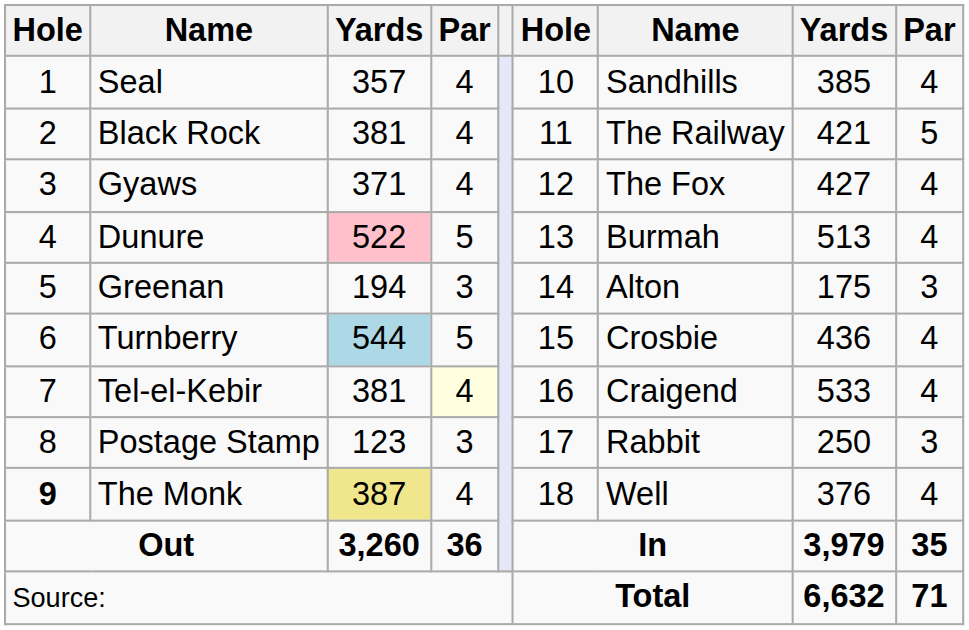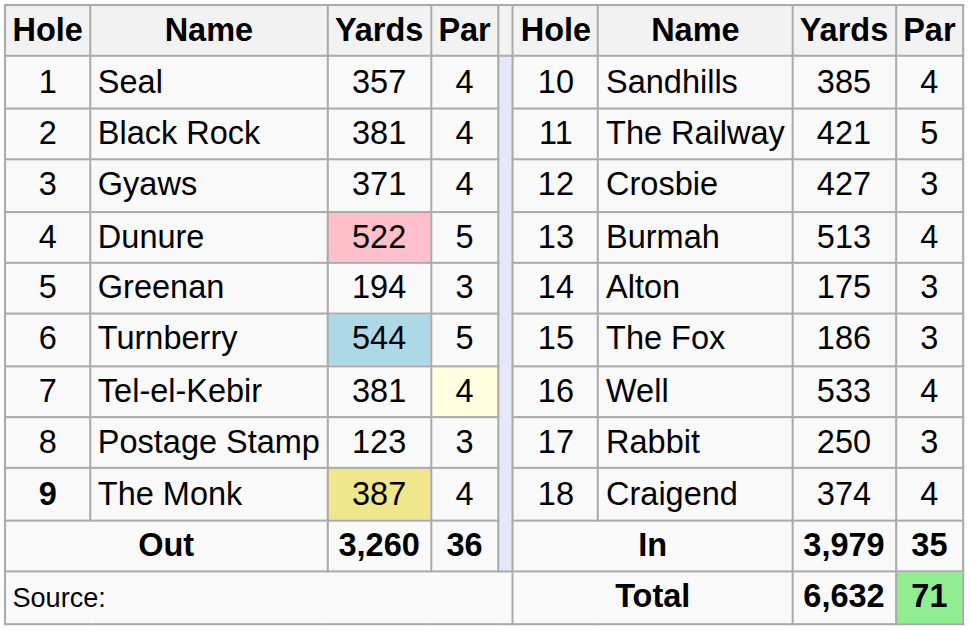(666, 184) The Fox -> (662, 184) Crosbie
(929, 184) 4 -> (929, 184) 3
(662, 339) Crosbie -> (666, 339) The Fox
(844, 339) 436 -> (844, 339) 186
(929, 339) 4 -> (929, 339) 3
(672, 390) Craigend -> (637, 390) Well
(637, 493) Well -> (672, 493) Craigend
(844, 493) 376 -> (844, 493) 374
(929, 596) no background -> (929, 596) lightgreen background
